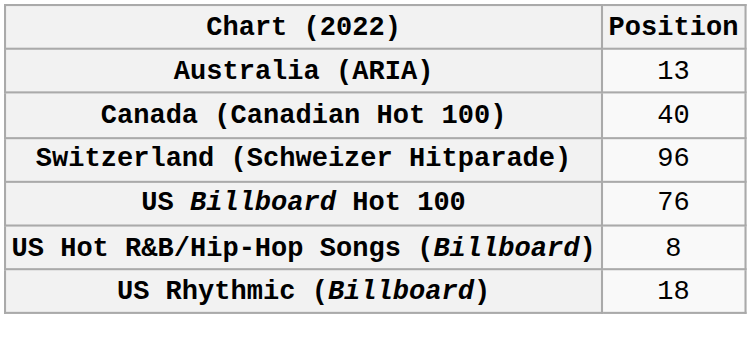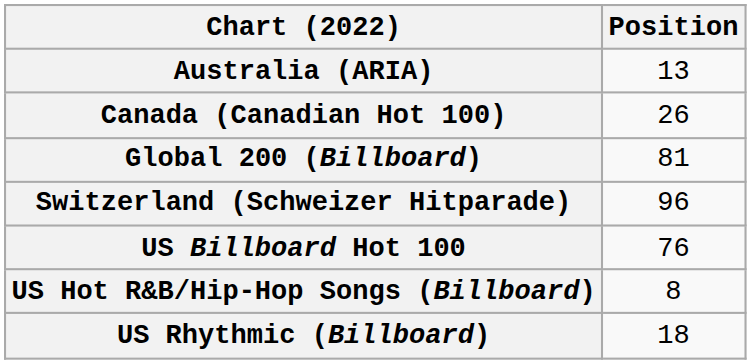(673, 115) 40 -> (673, 115) 26
+ row: (304, 159)
